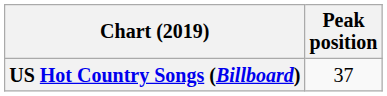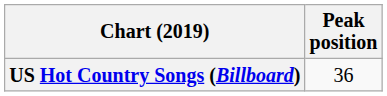(344, 74) 37 -> (344, 74) 36
